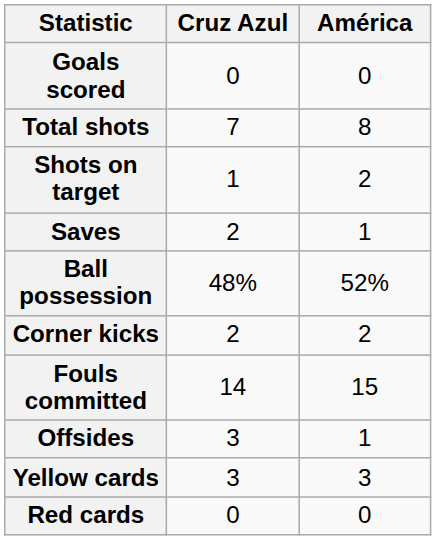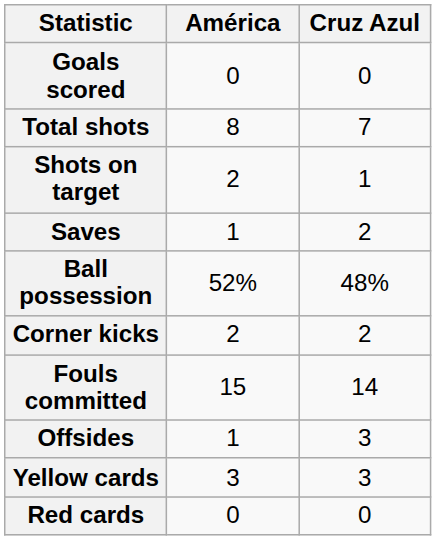columns swapped: (365, 23) <-> (233, 23)
